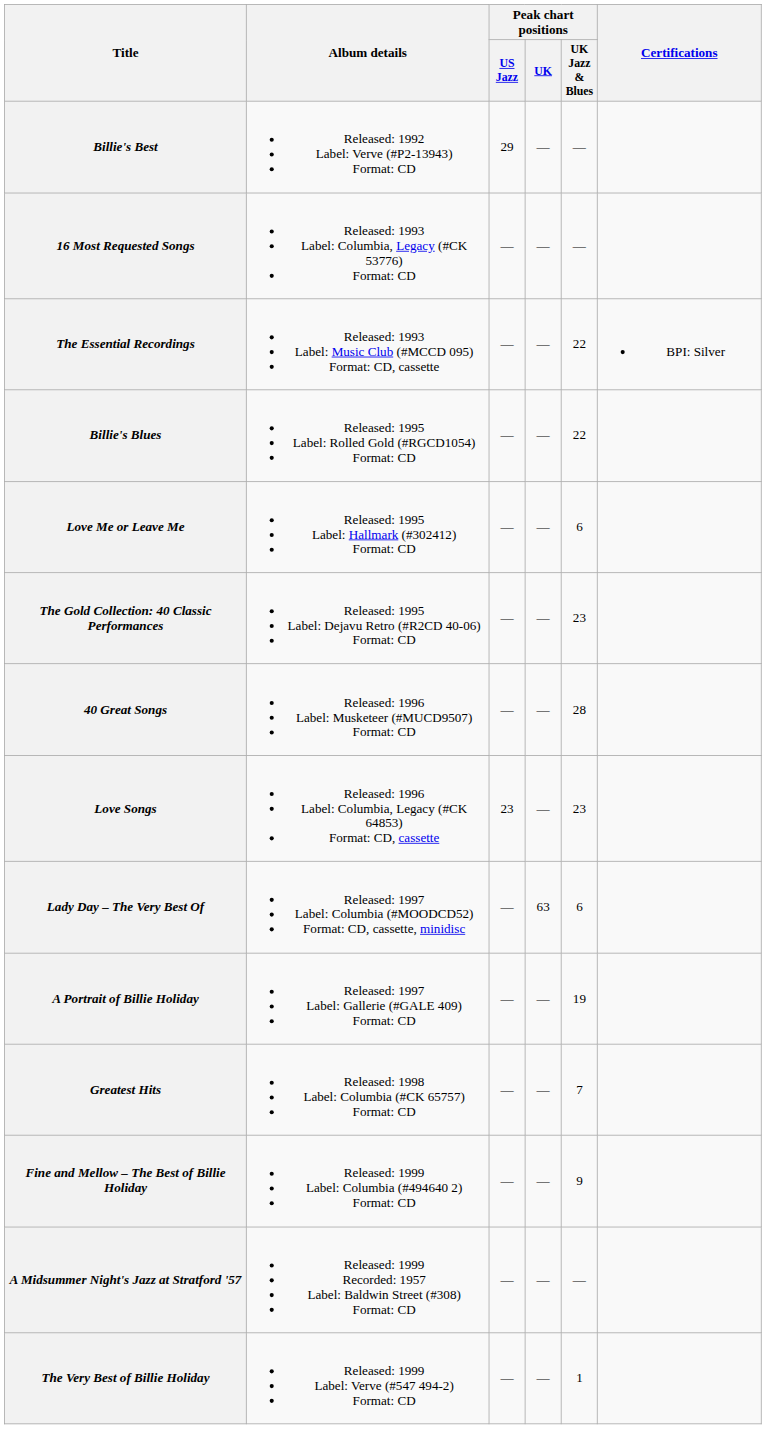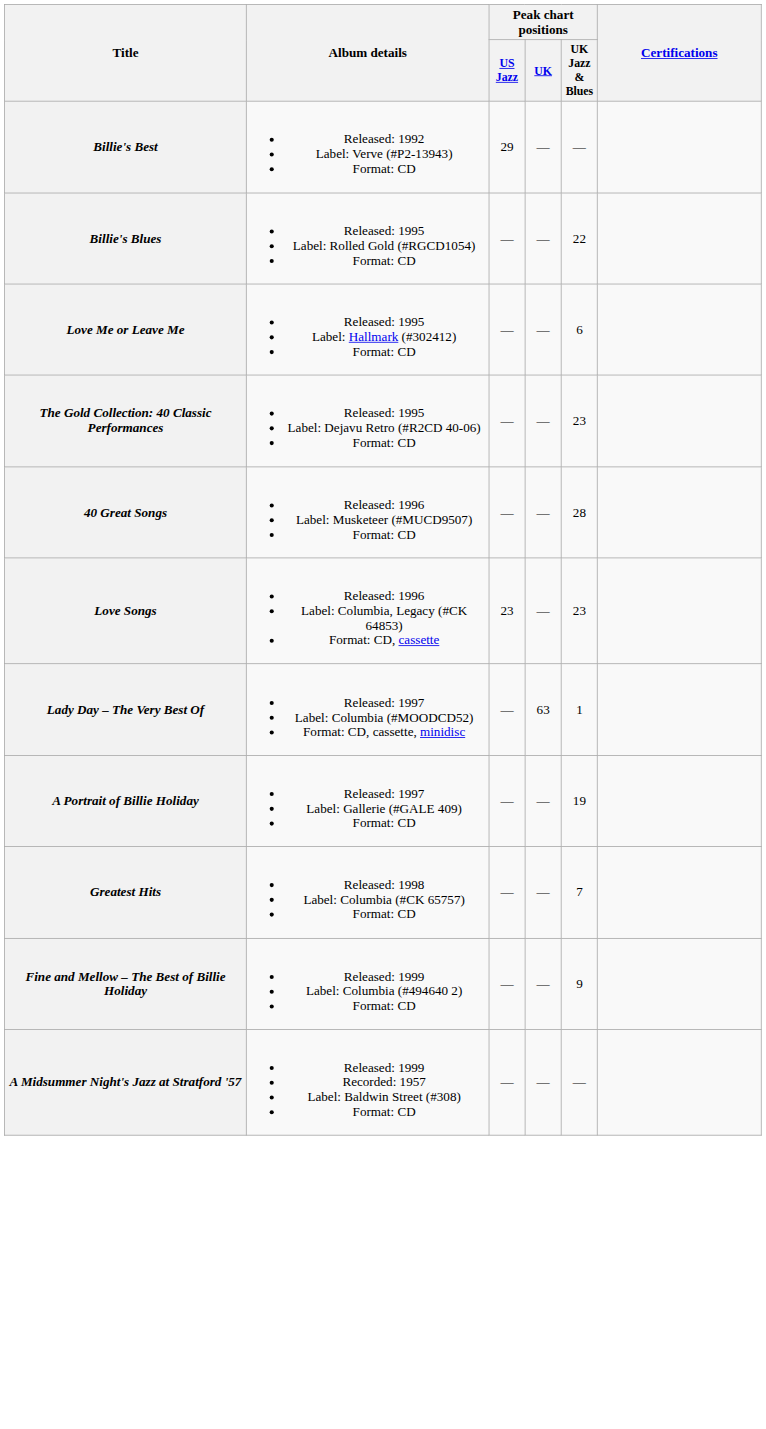- row: (126, 245)
- row: (126, 344)
(579, 907) 6 -> (579, 709) 1
- row: (126, 1378)
